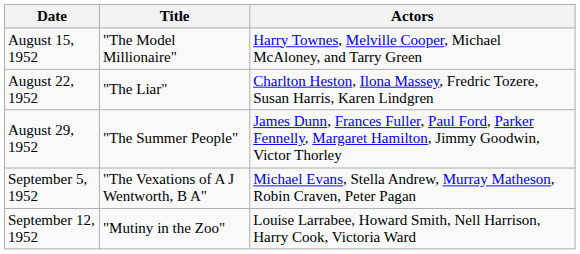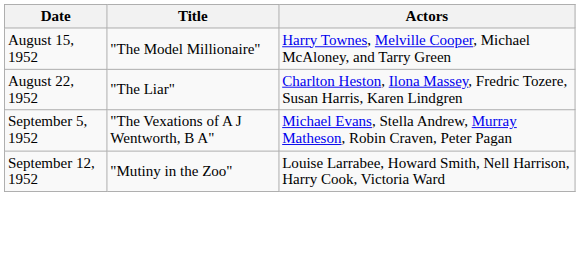- row: (41, 138)
